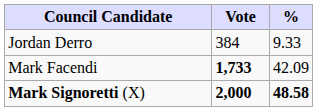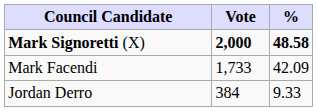rows swapped: (76, 93) <-> (50, 42)
(234, 67) bold -> (234, 67) normal
